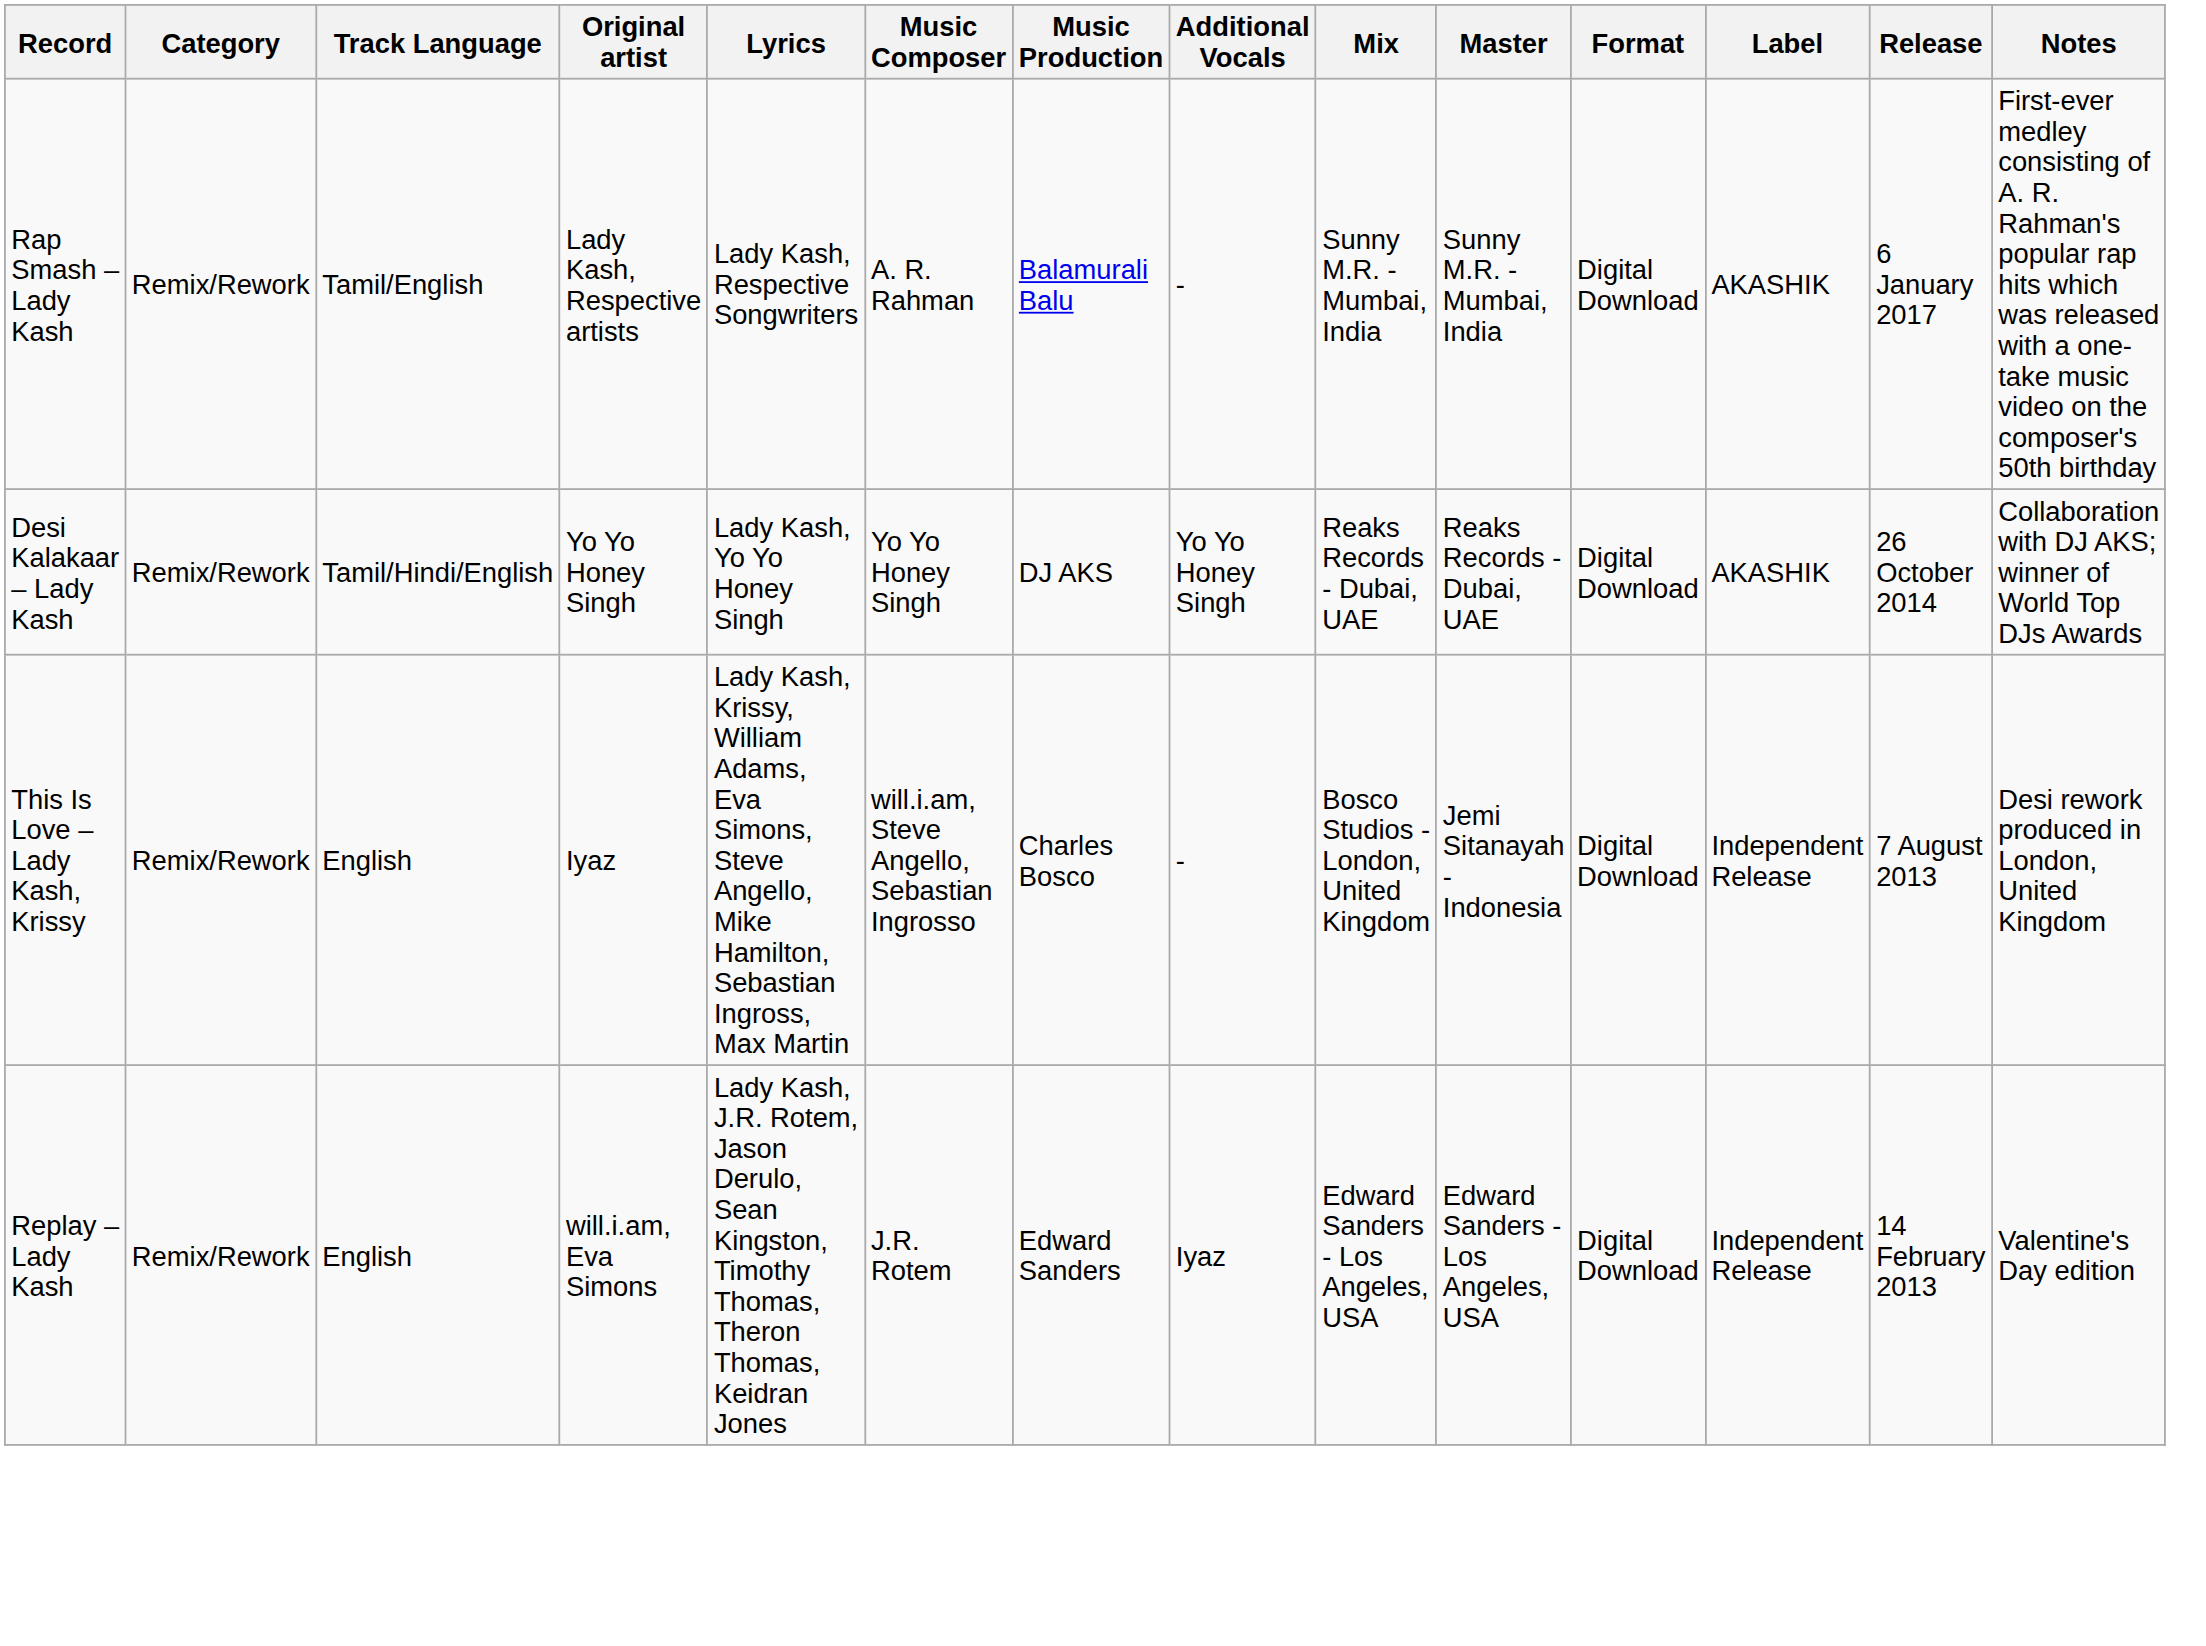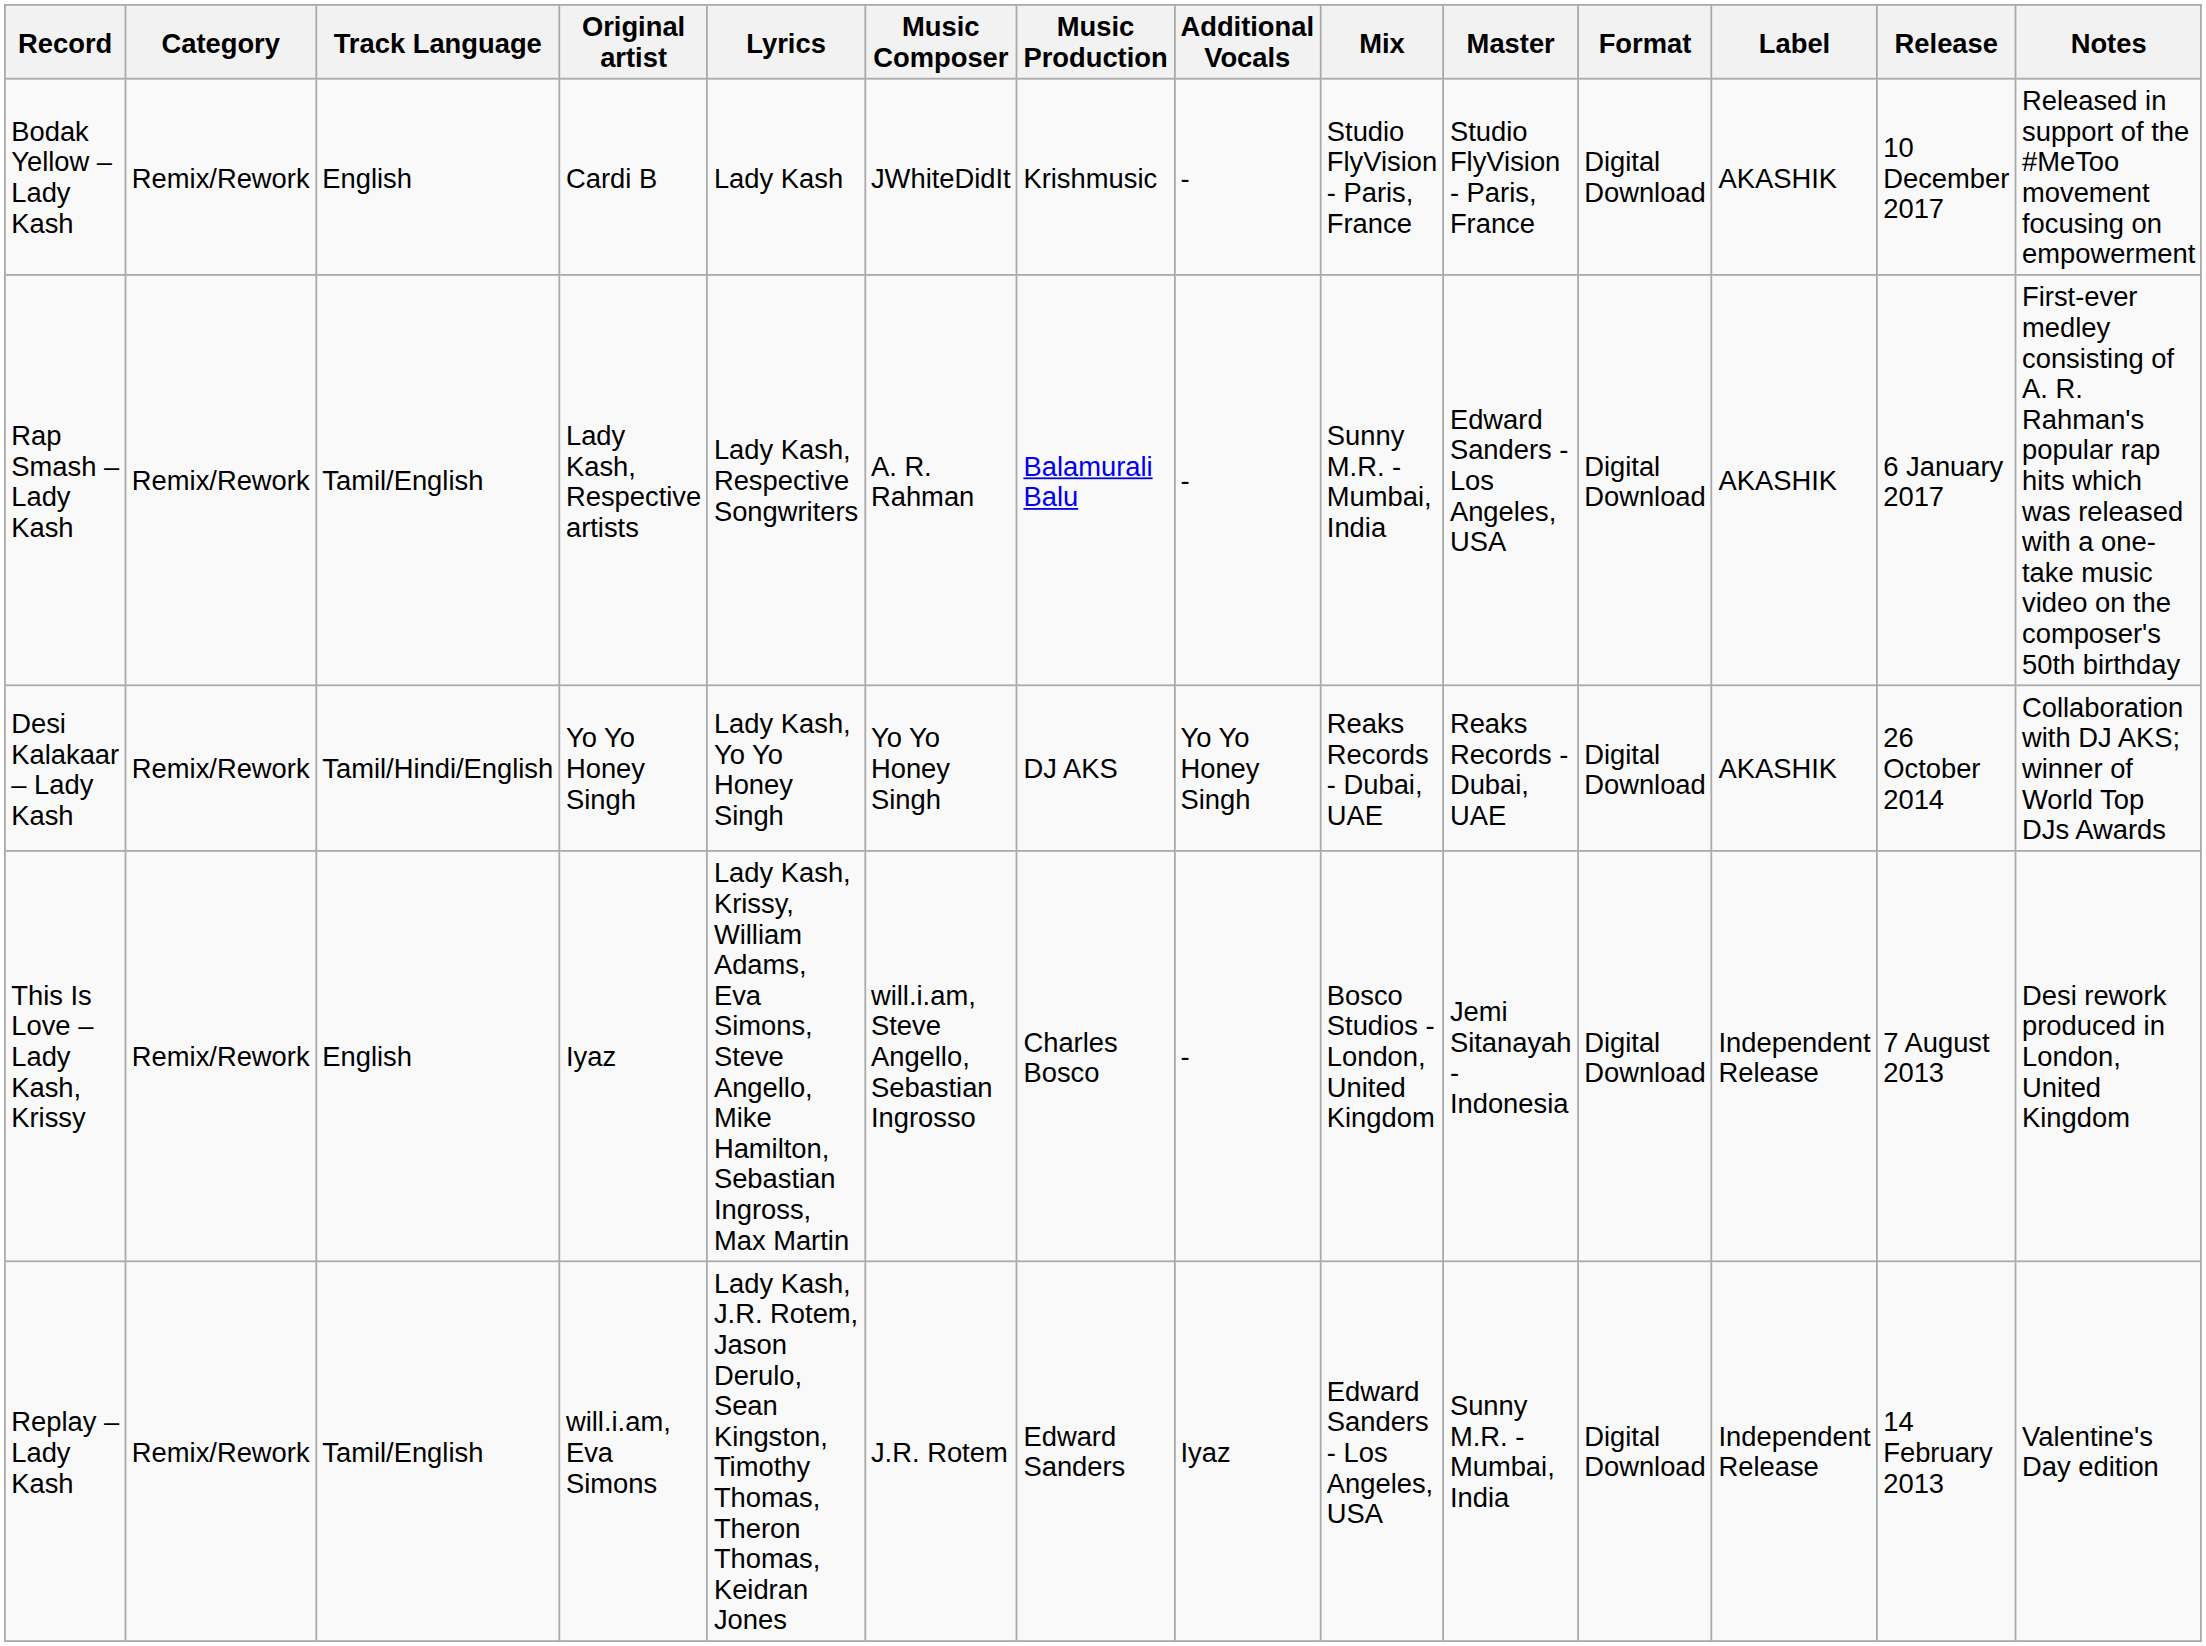+ row: (62, 177)
(1495, 284) Sunny M.R. - Mumbai, India -> (1509, 481) Edward Sanders - Los Angeles, USA
(367, 1256) English -> (403, 1452) Tamil/English
(1502, 1256) Edward Sanders - Los Angeles, USA -> (1502, 1452) Sunny M.R. - Mumbai, India
